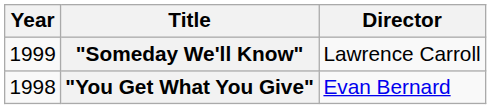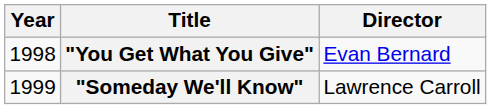rows swapped: (190, 86) <-> (190, 53)
